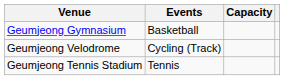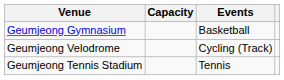columns swapped: (184, 13) <-> (249, 13)
